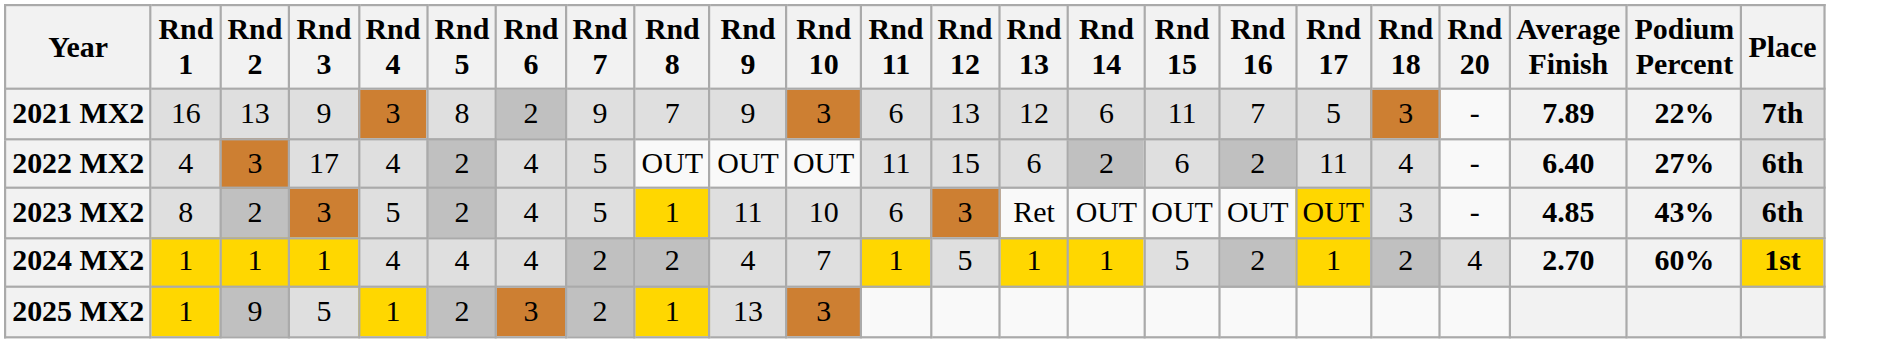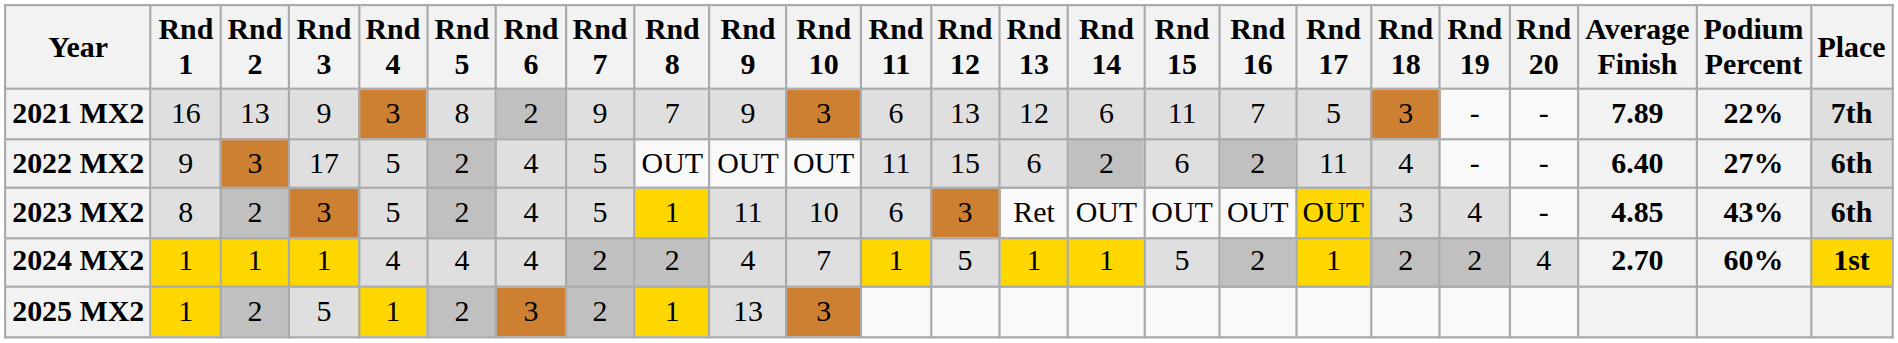+ column: (1475, 46)
(186, 162) 4 -> (186, 162) 9
(393, 162) 4 -> (393, 162) 5
(255, 310) 9 -> (255, 310) 2
